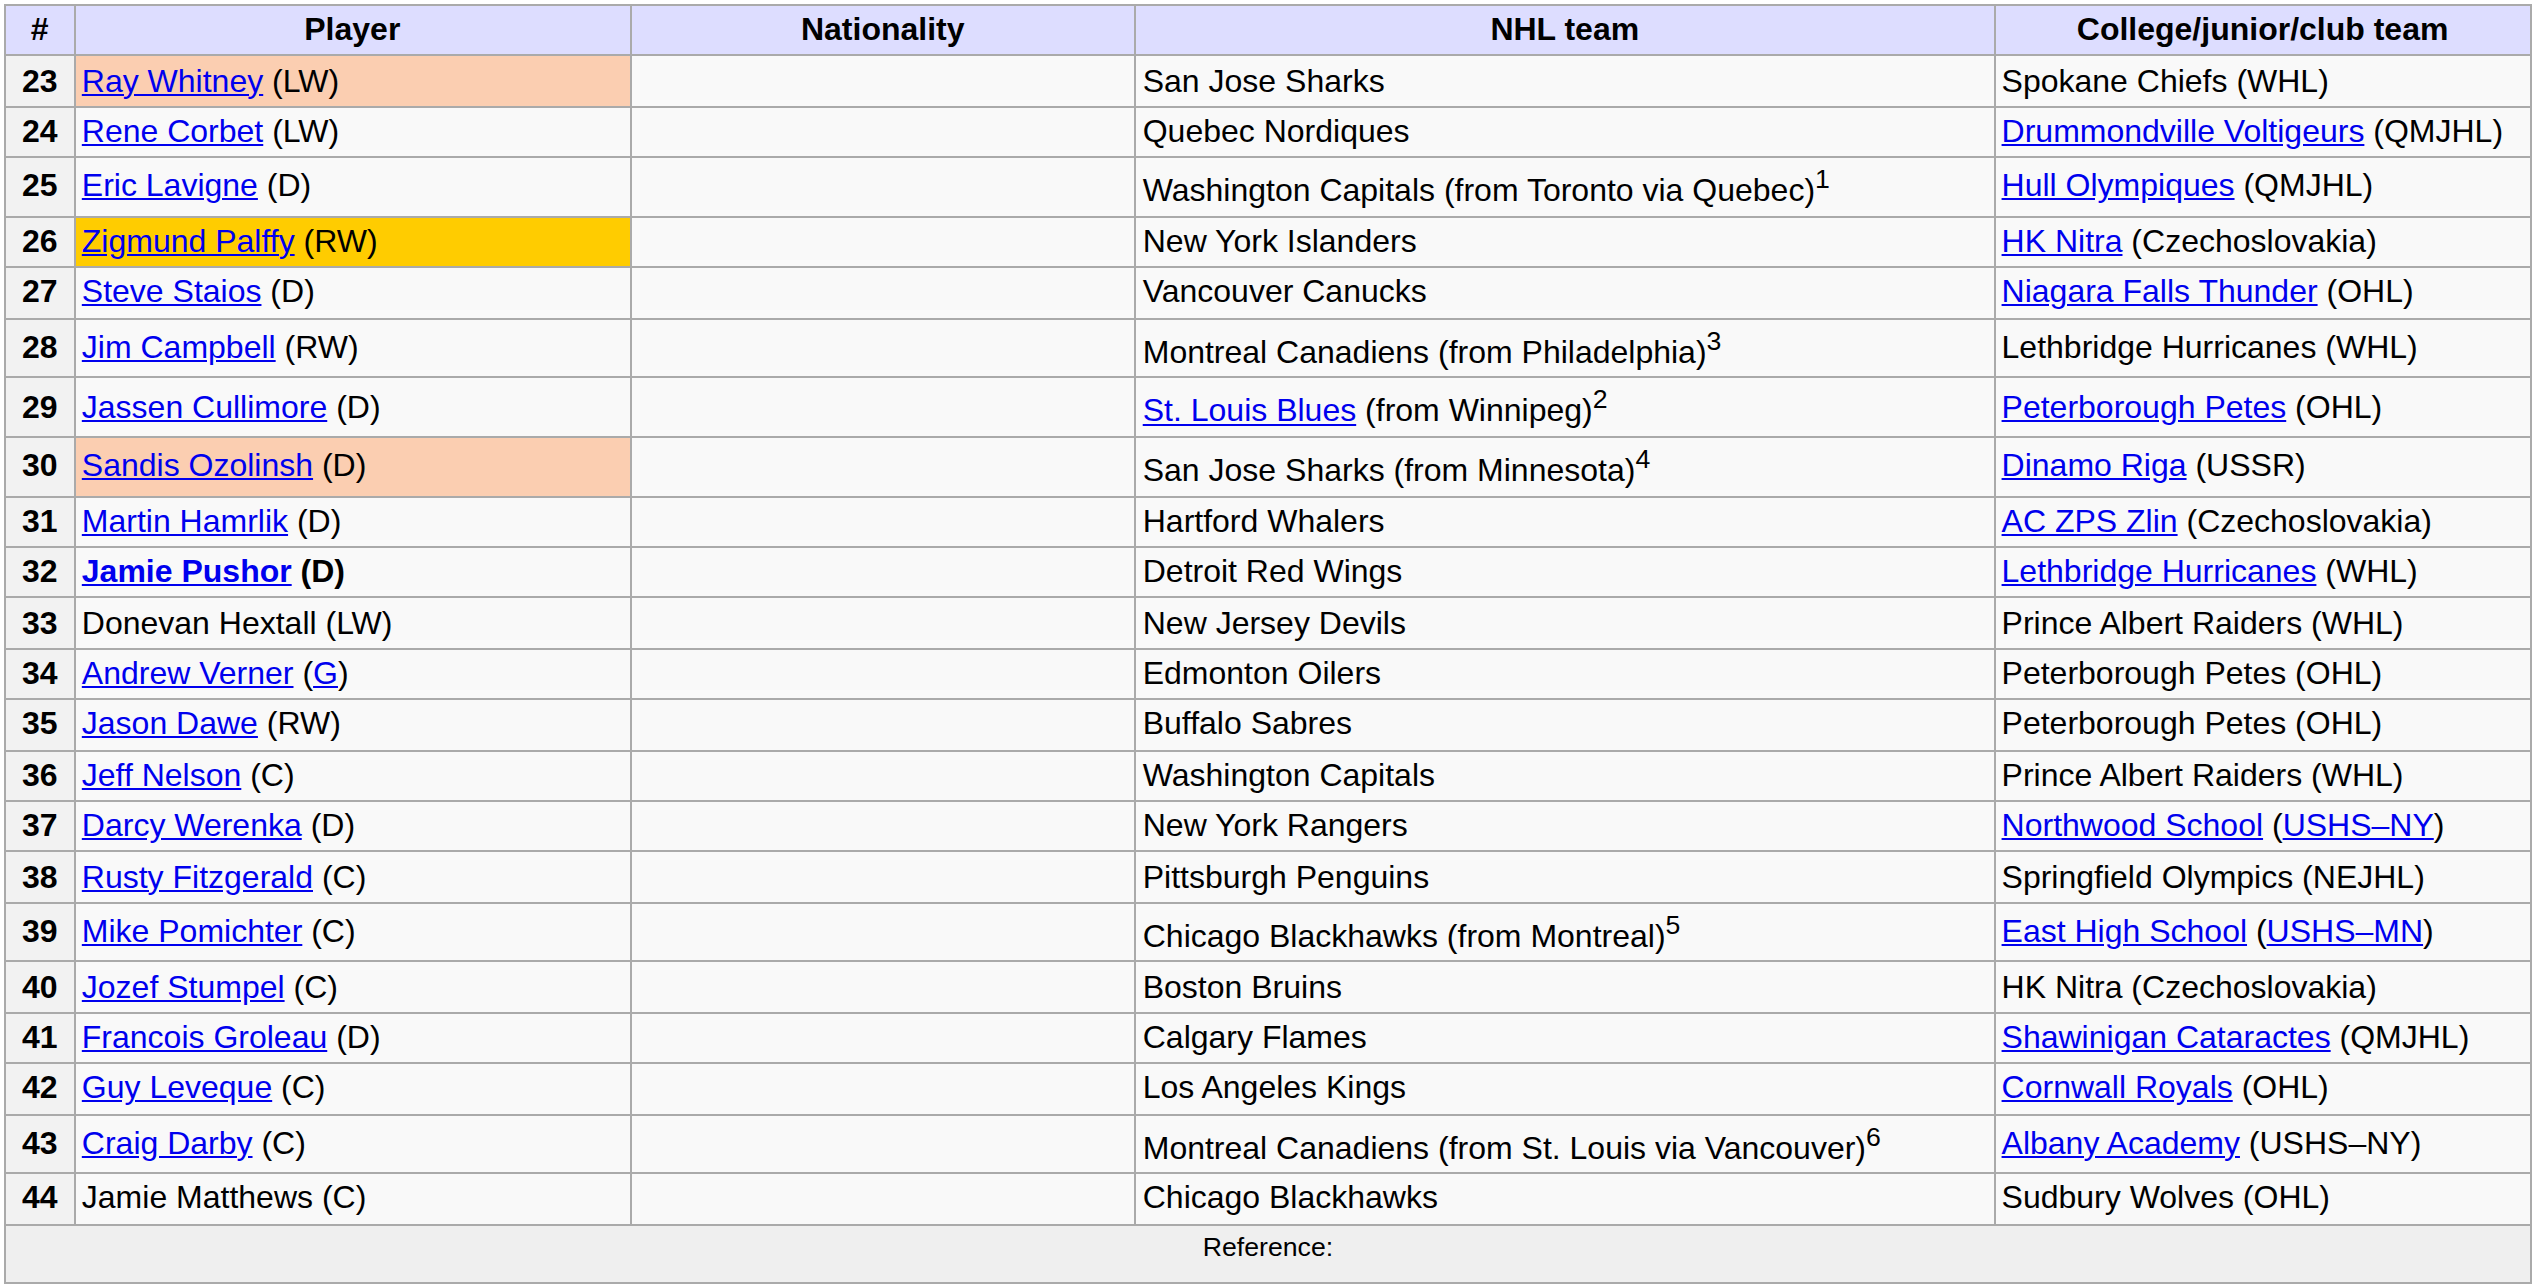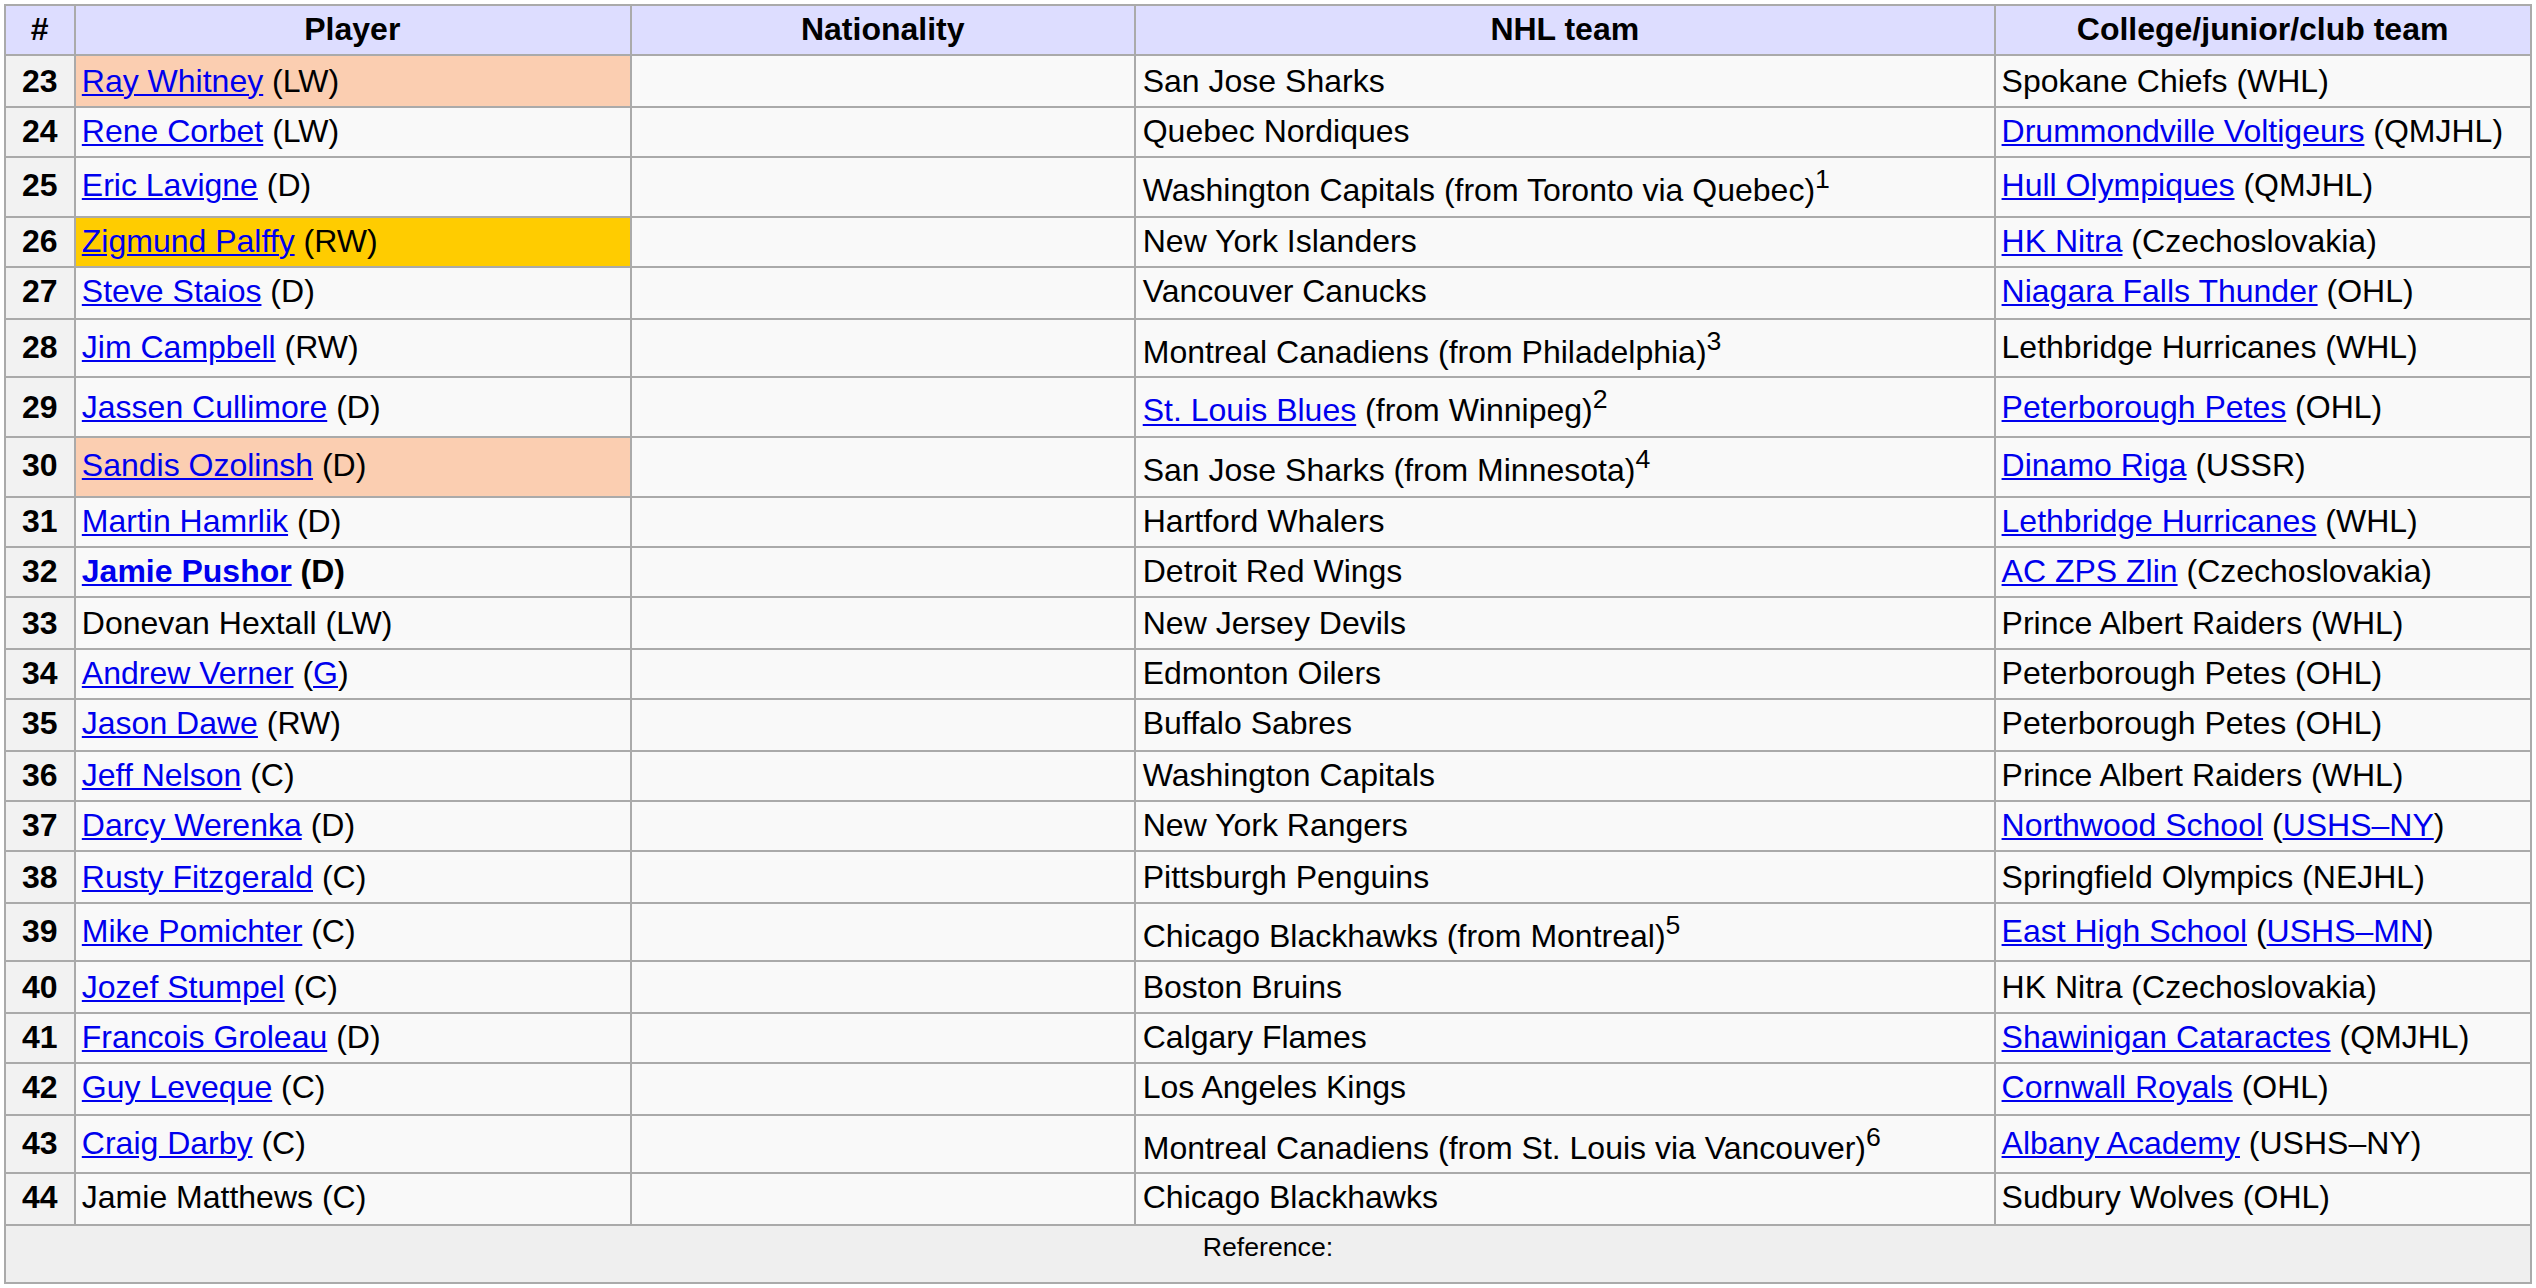(2217, 521) AC ZPS Zlin (Czechoslovakia) -> (2210, 521) Lethbridge Hurricanes (WHL)
(2210, 572) Lethbridge Hurricanes (WHL) -> (2217, 572) AC ZPS Zlin (Czechoslovakia)
